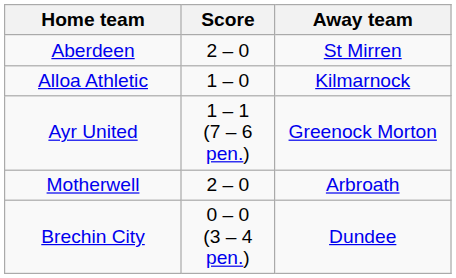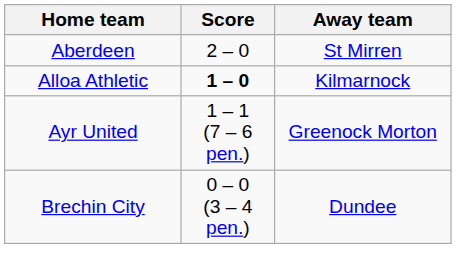(228, 80) normal -> (228, 80) bold
- row: (93, 184)
